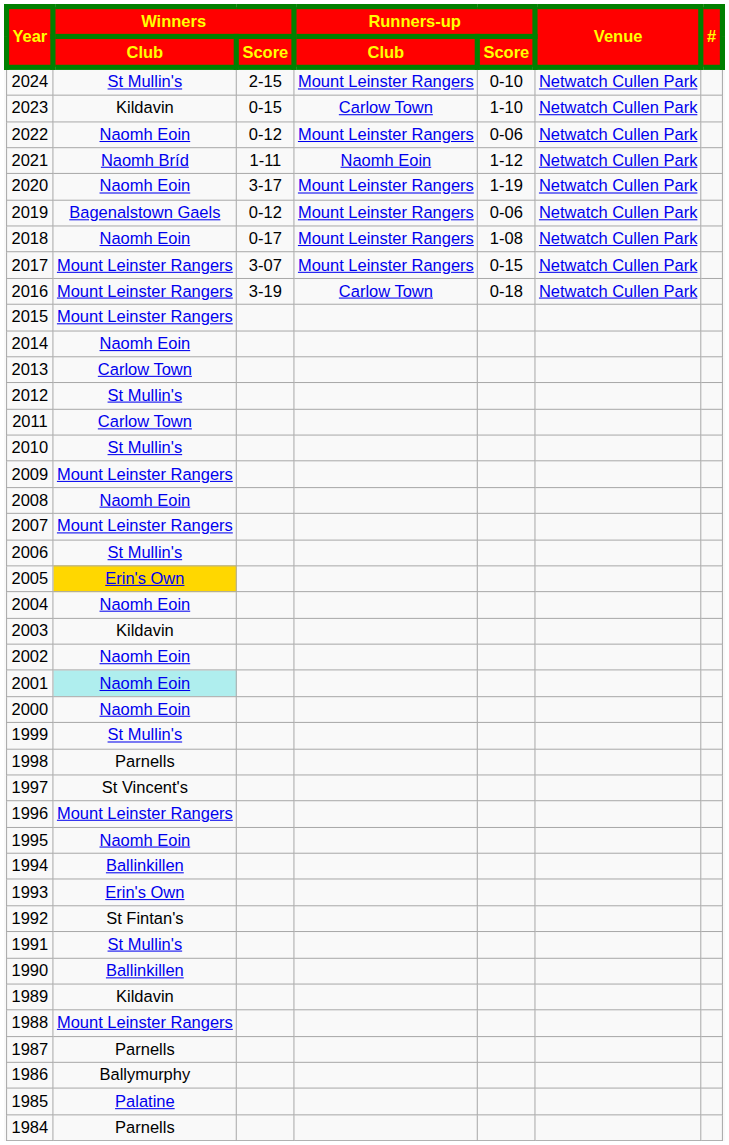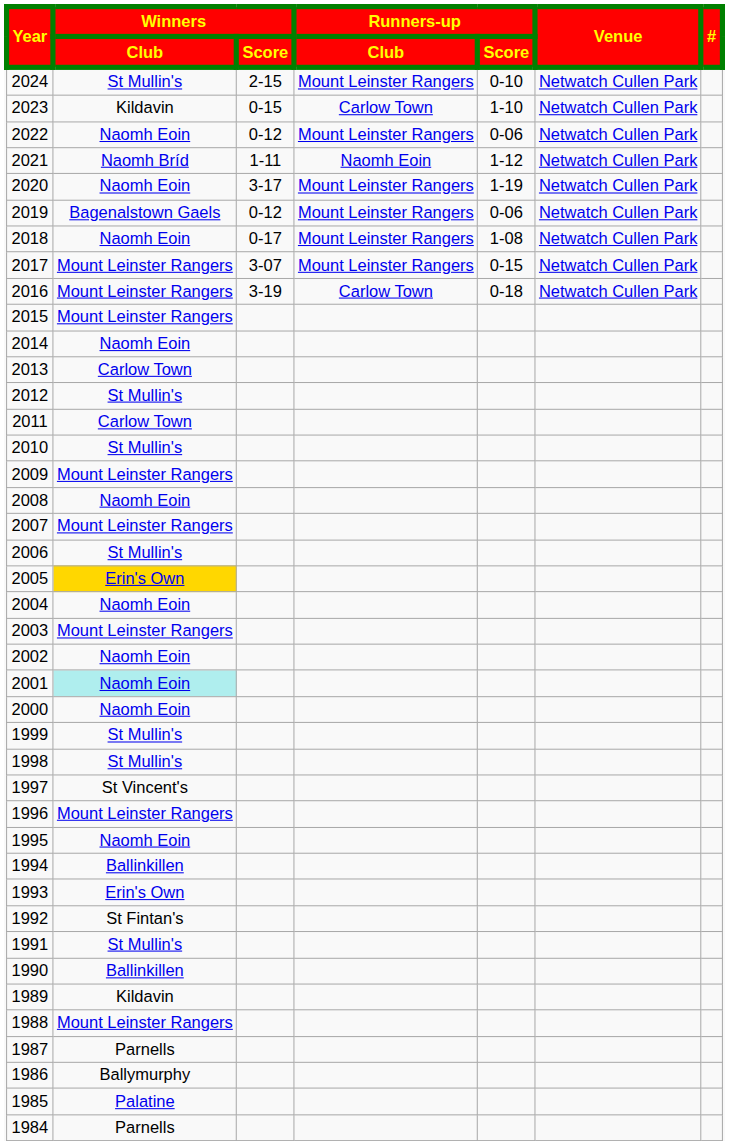(145, 631) Kildavin -> (145, 631) Mount Leinster Rangers
(145, 761) Parnells -> (145, 761) St Mullin's
